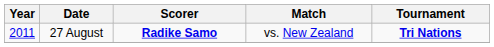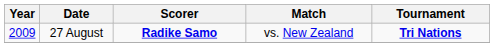(22, 33) 2011 -> (22, 33) 2009
